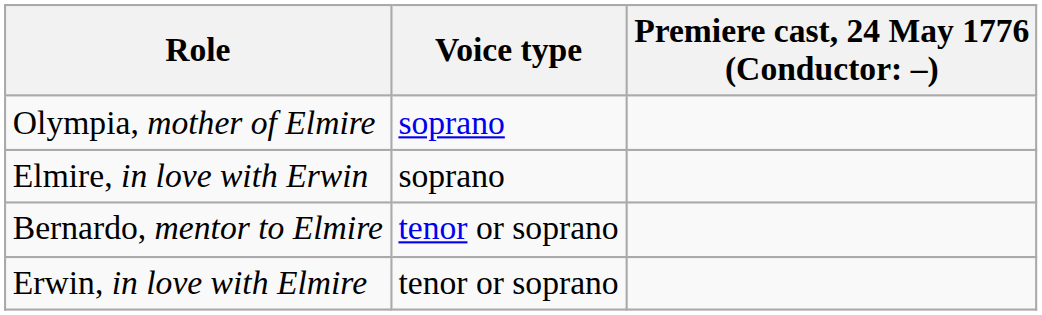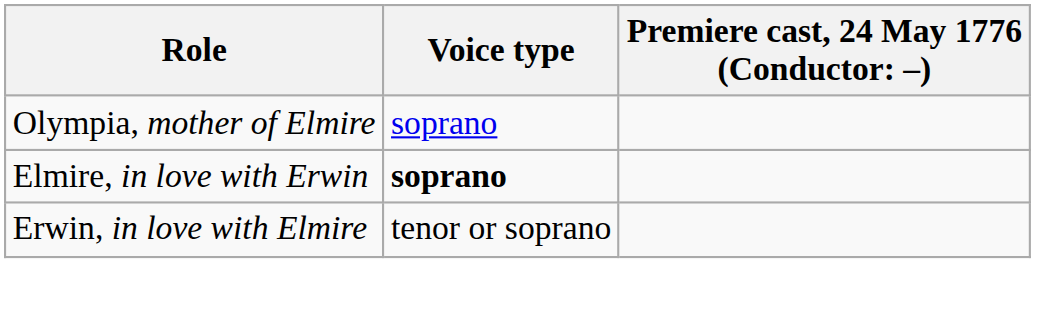(452, 175) normal -> (449, 175) bold
- row: (198, 228)
